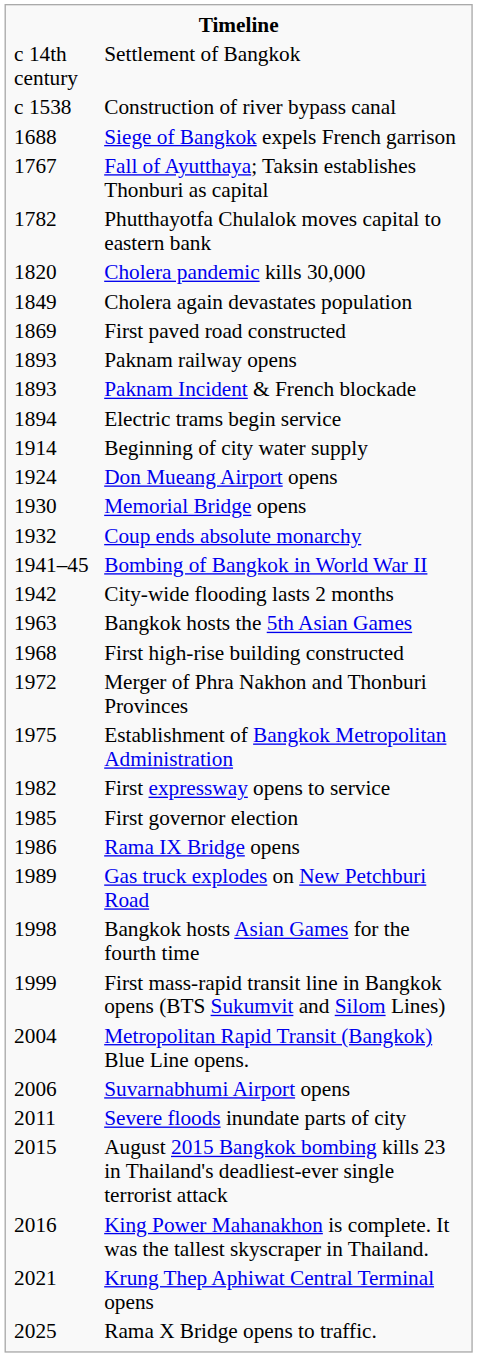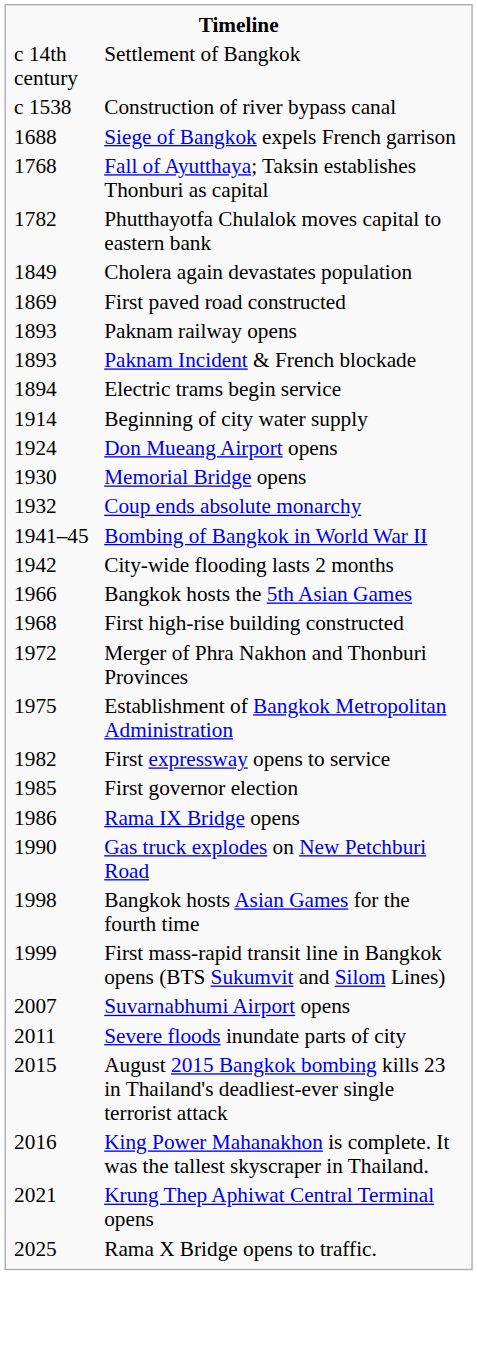(35, 166) 1767 -> (35, 166) 1768
- row: (235, 272)
(35, 623) 1963 -> (35, 594) 1966
(35, 876) 1989 -> (35, 847) 1990
- row: (268, 1048)
(35, 1089) 2006 -> (35, 1006) 2007
